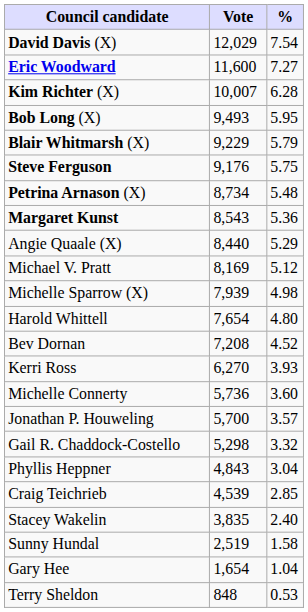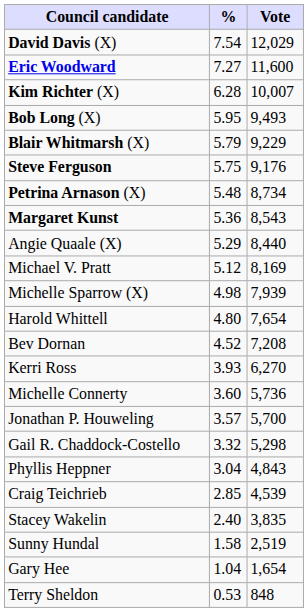columns swapped: (238, 17) <-> (285, 17)
